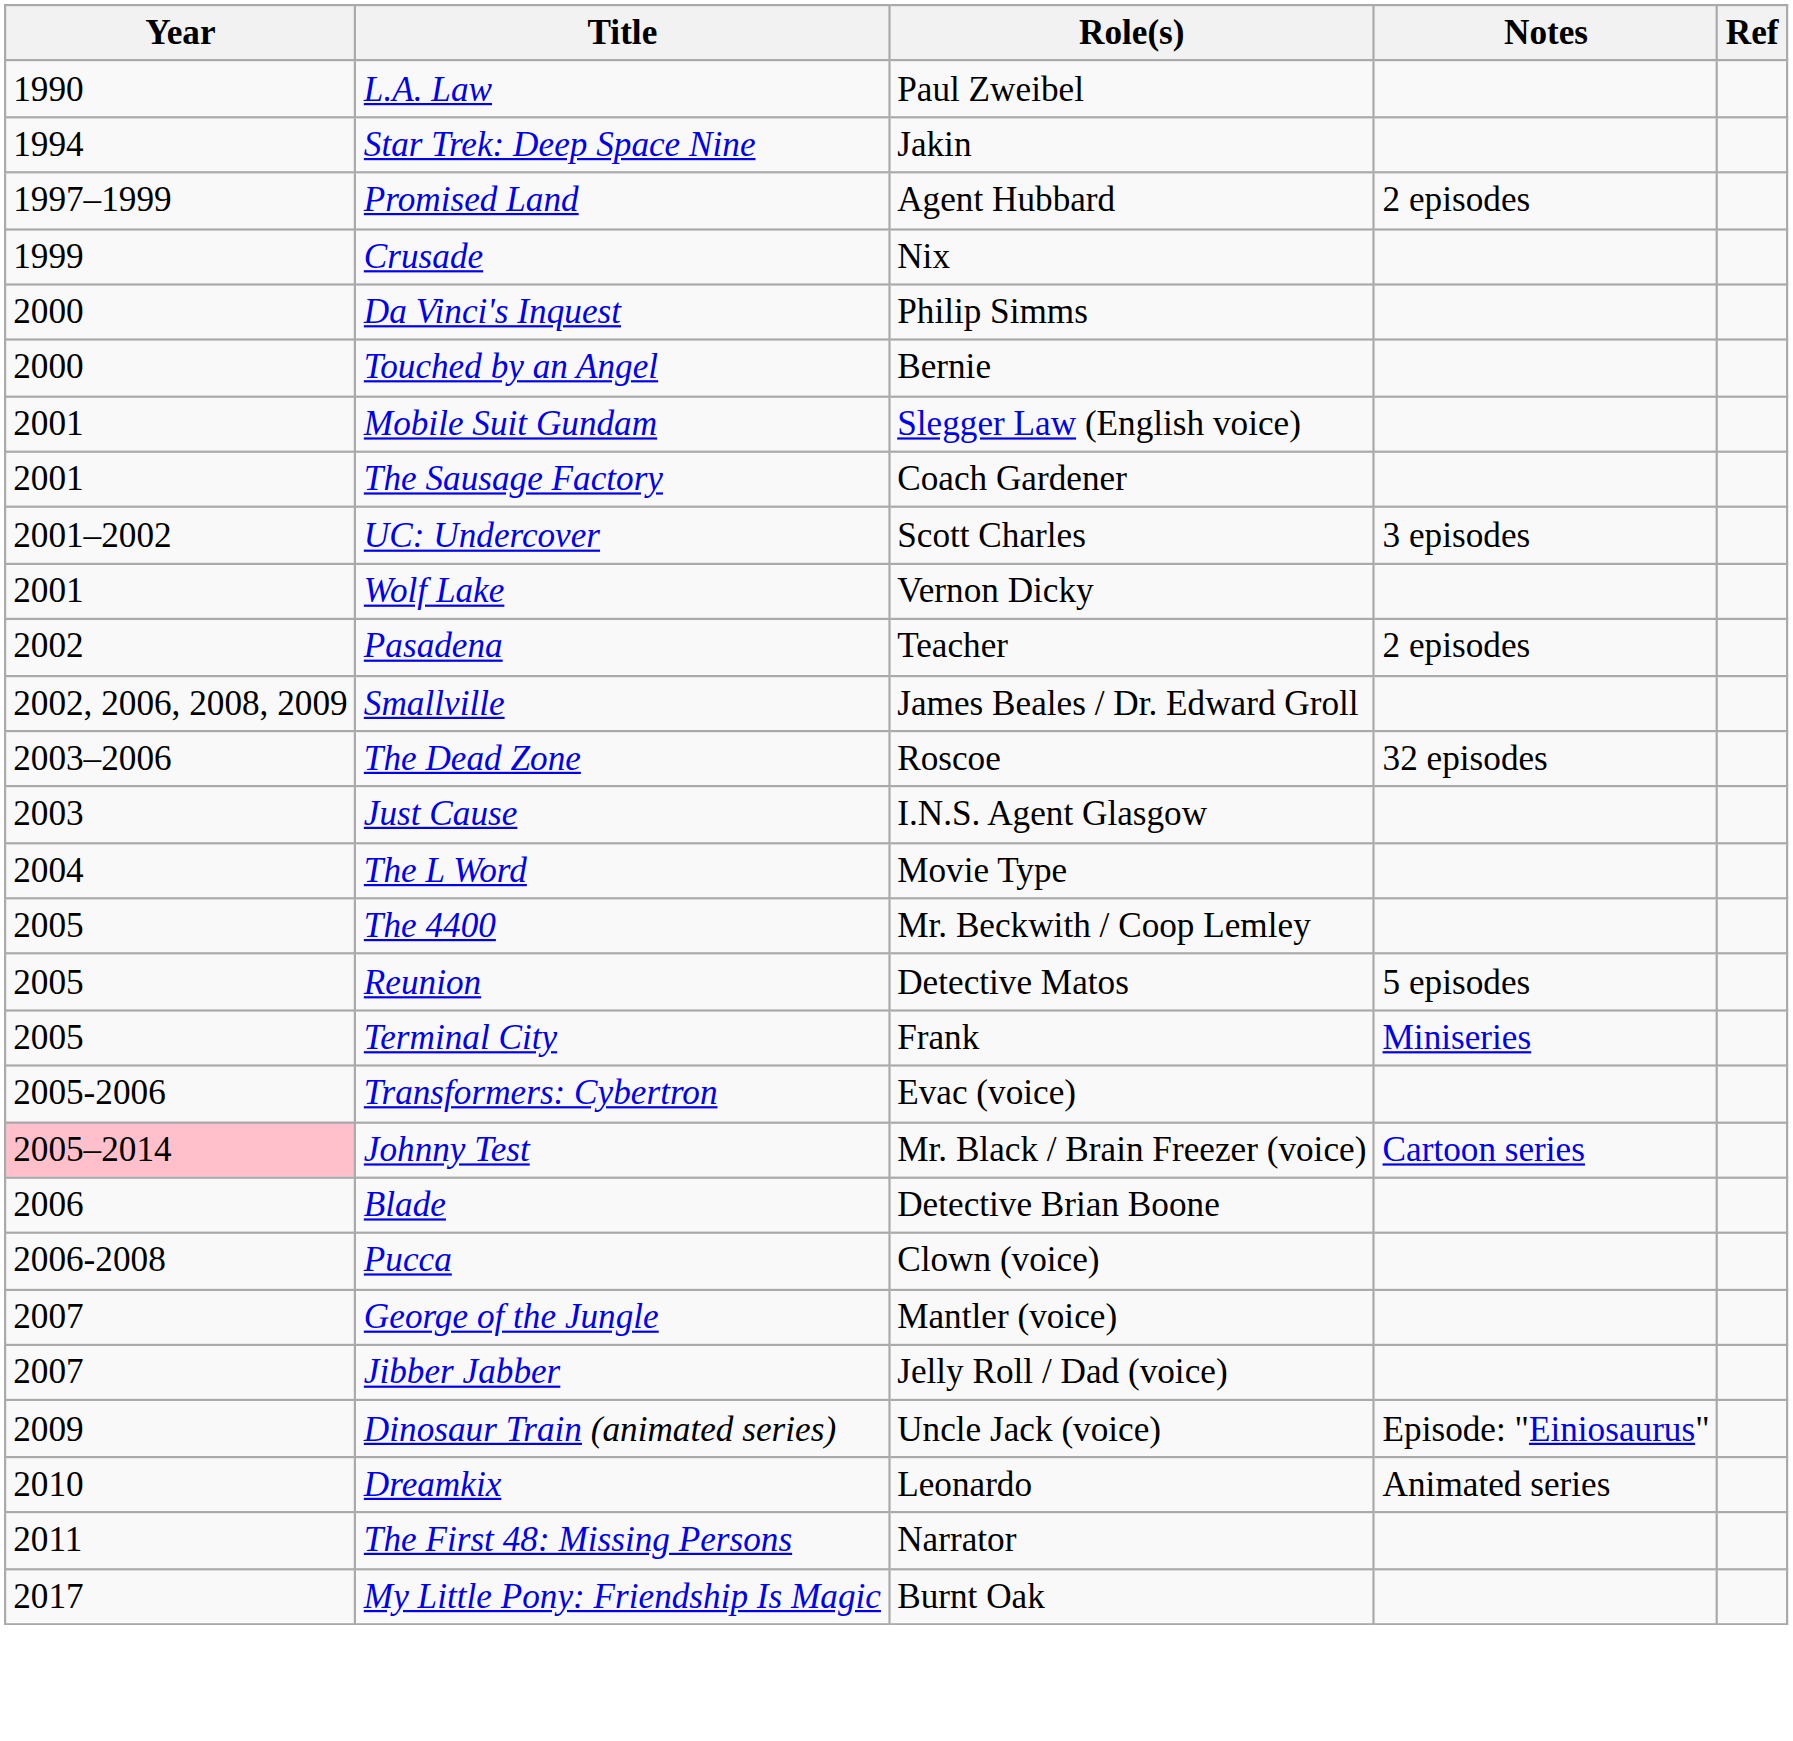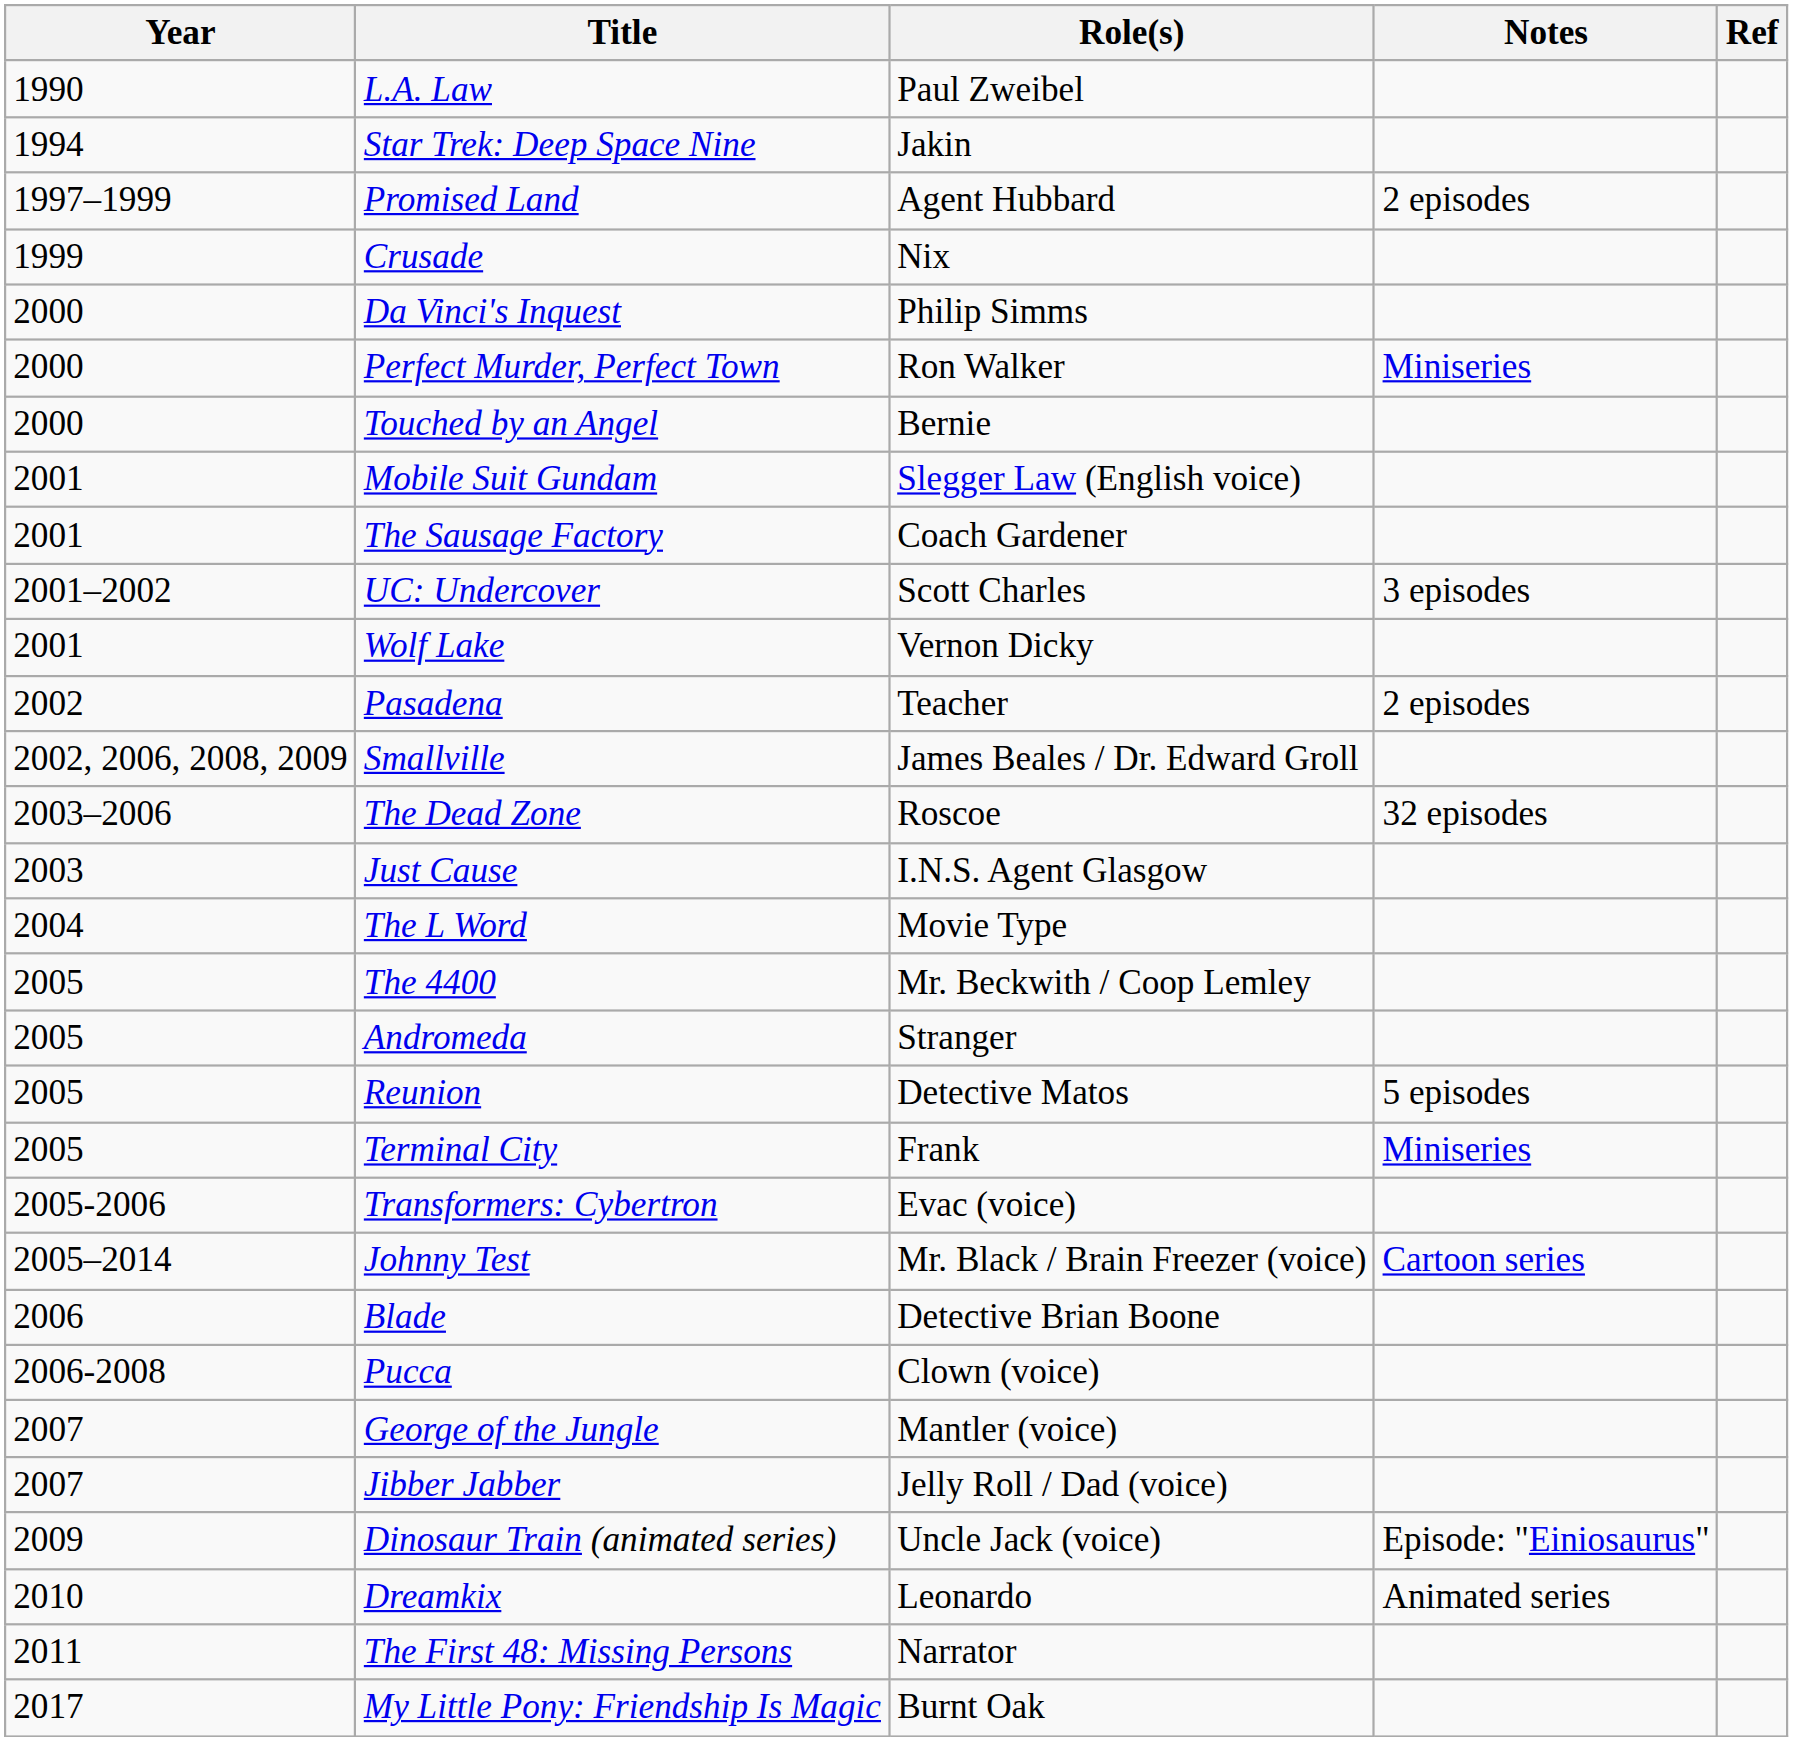+ row: (572, 367)
+ row: (445, 1037)
(92, 1148) pink background -> (92, 1260) no background
